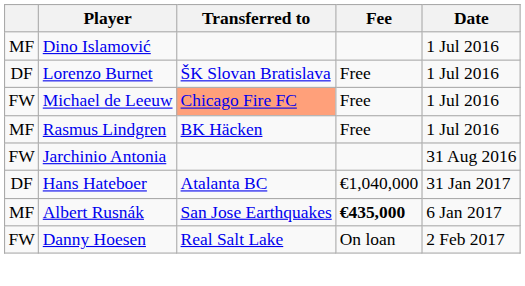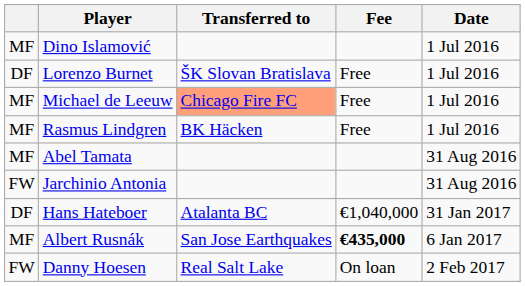(22, 101) FW -> (22, 101) MF
+ row: (87, 156)
